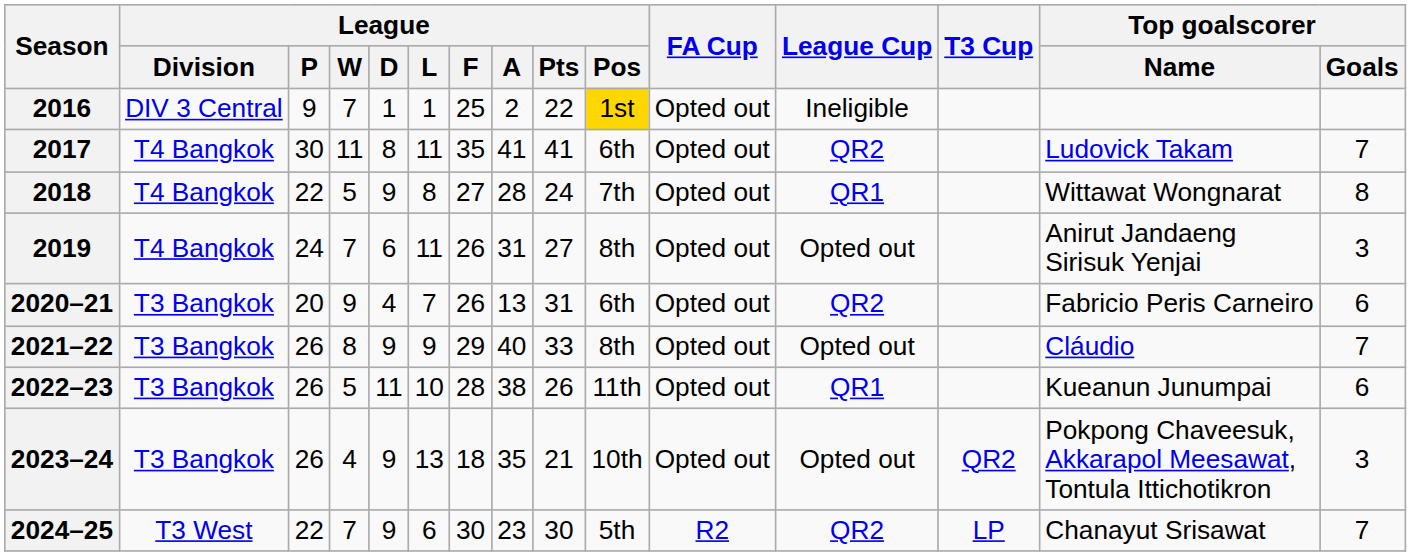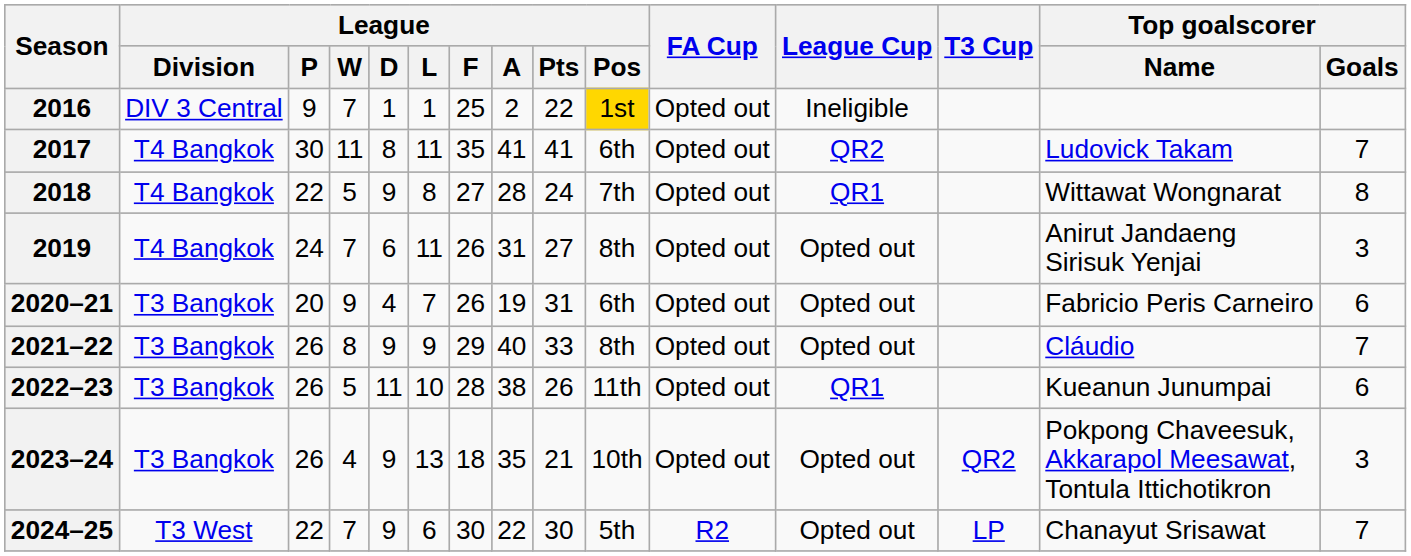(512, 304) 13 -> (512, 304) 19
(857, 304) QR2 -> (857, 304) Opted out
(512, 530) 23 -> (512, 530) 22
(857, 530) QR2 -> (857, 530) Opted out
